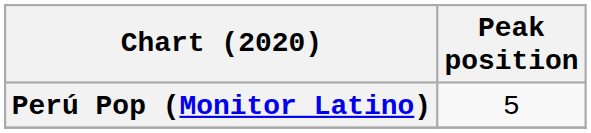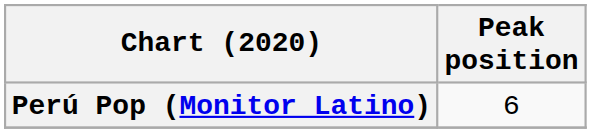(511, 106) 5 -> (511, 106) 6
